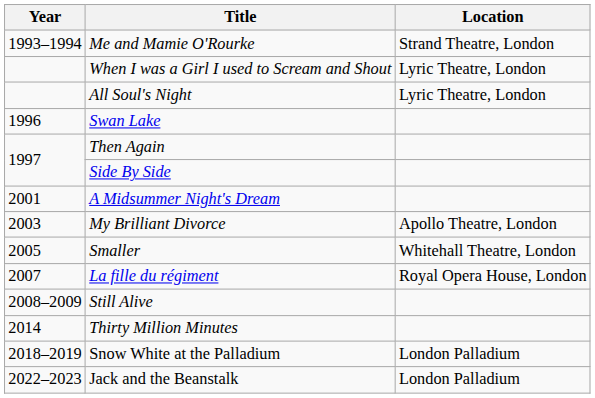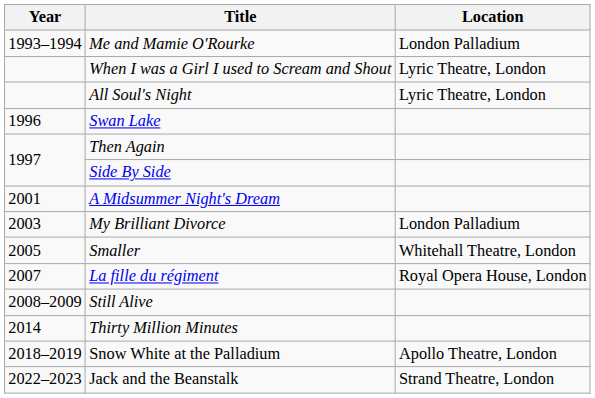(477, 43) Strand Theatre, London -> (459, 43) London Palladium
(478, 224) Apollo Theatre, London -> (459, 224) London Palladium
(459, 353) London Palladium -> (478, 353) Apollo Theatre, London
(459, 379) London Palladium -> (477, 379) Strand Theatre, London
